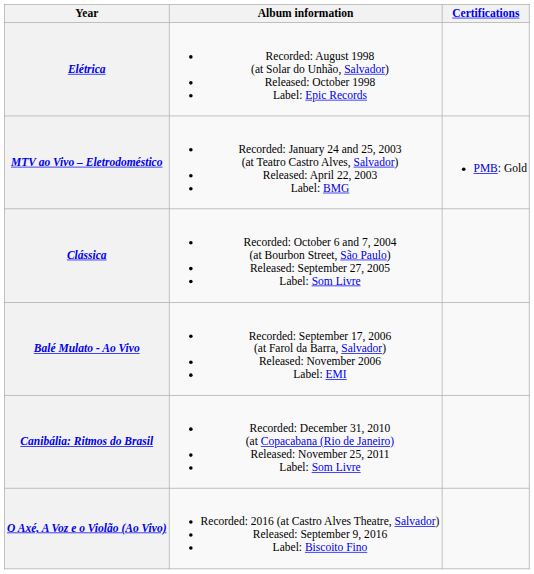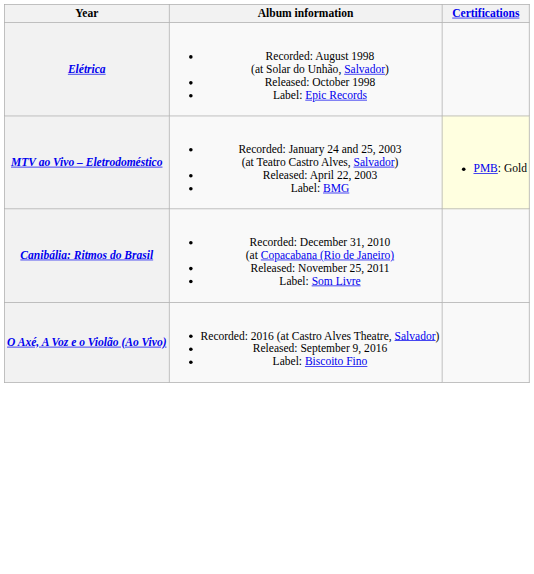(486, 169) no background -> (486, 169) lightyellow background
- row: (87, 255)
- row: (87, 348)
